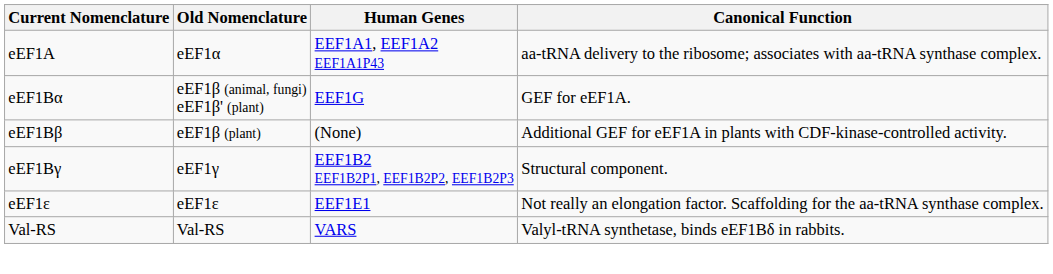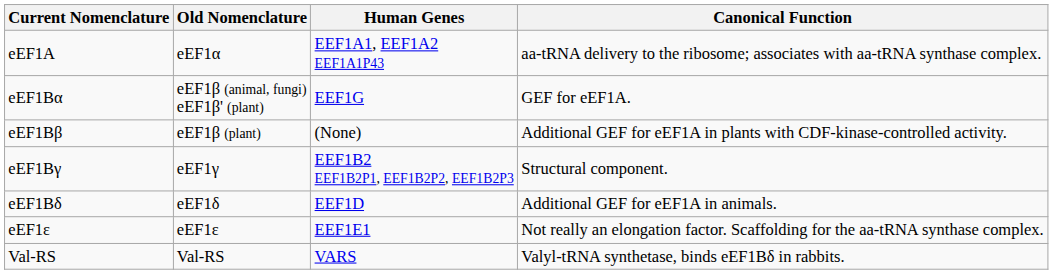+ row: (35, 203)
